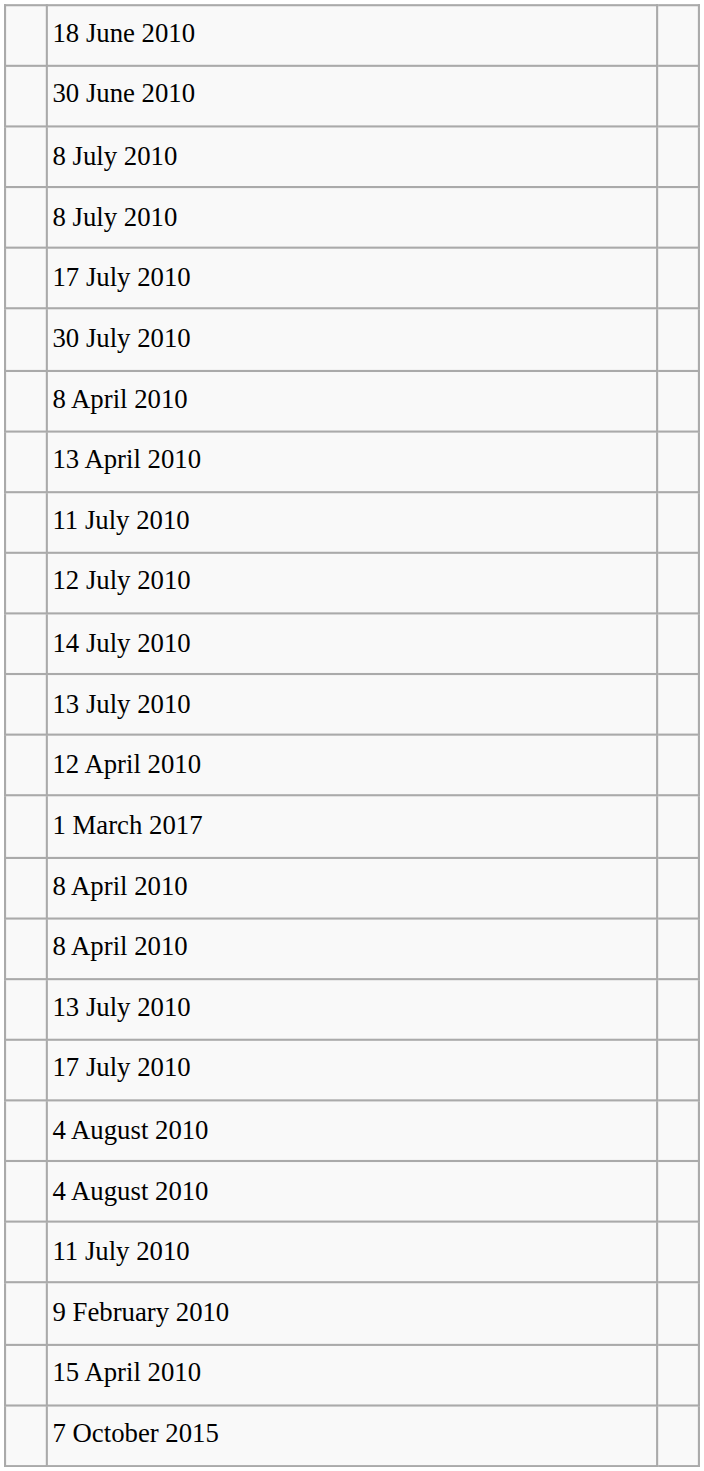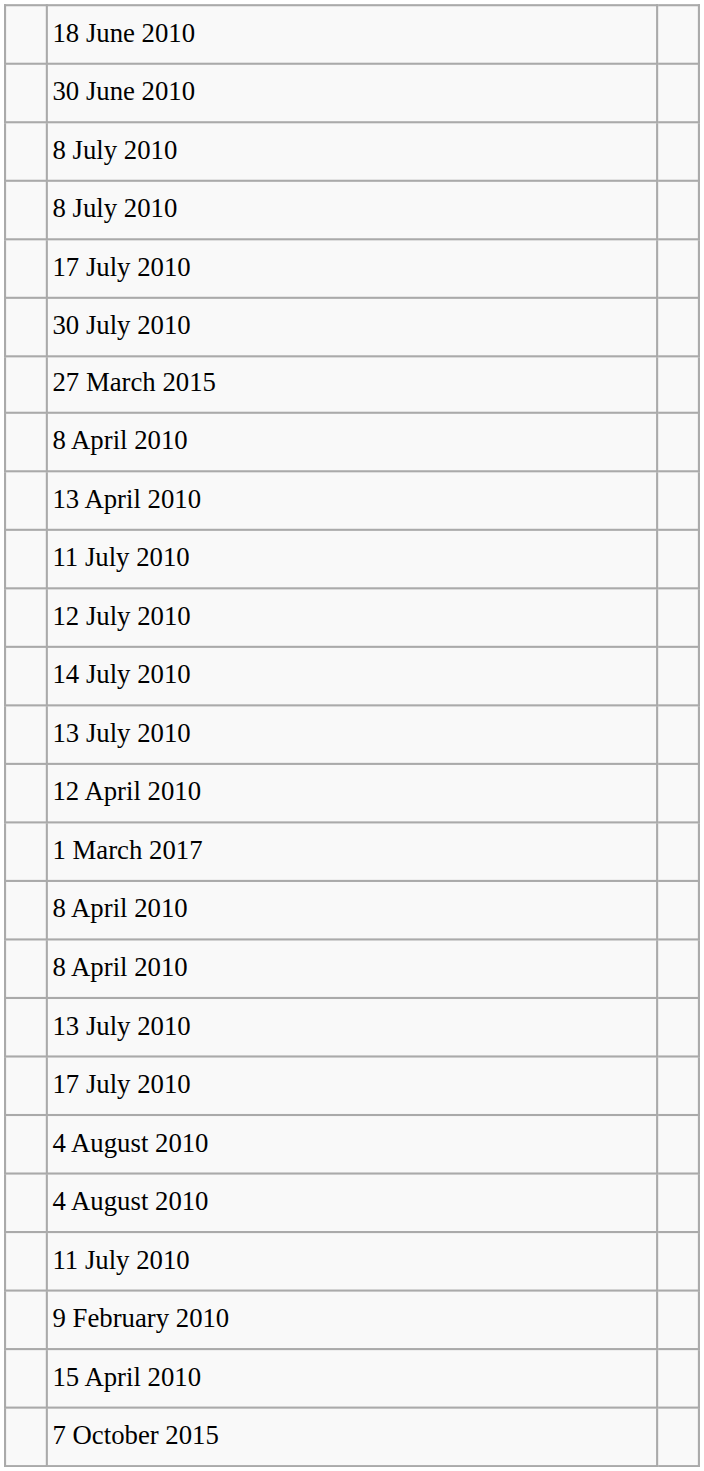+ row: (26, 385)
